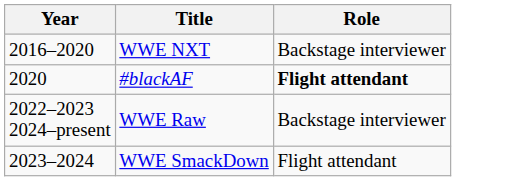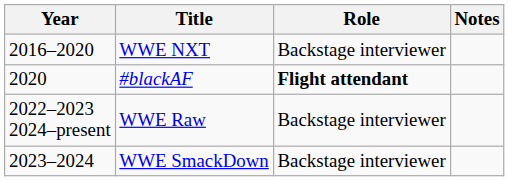+ column: (477, 19)
(337, 160) Flight attendant -> (362, 160) Backstage interviewer
